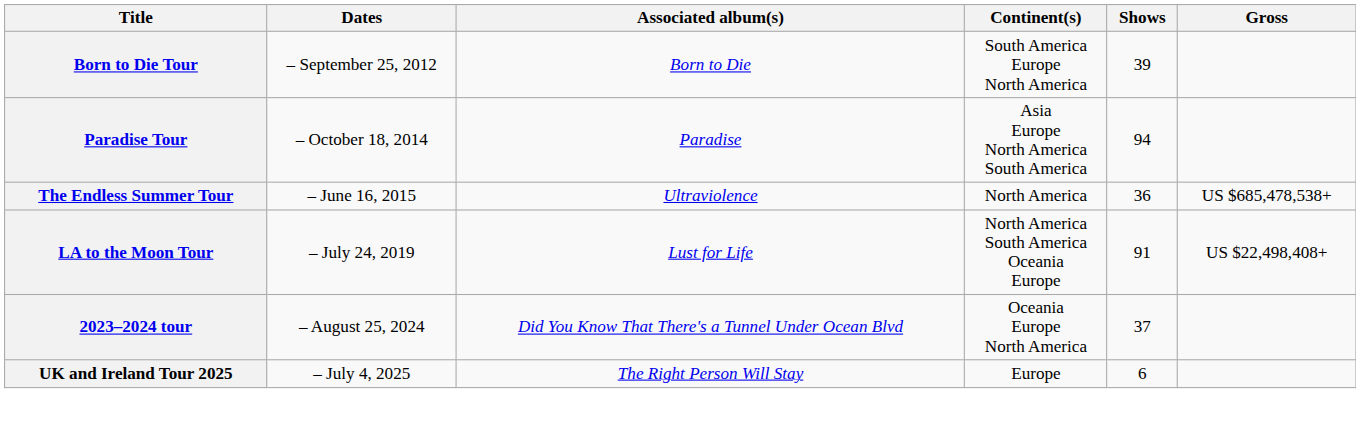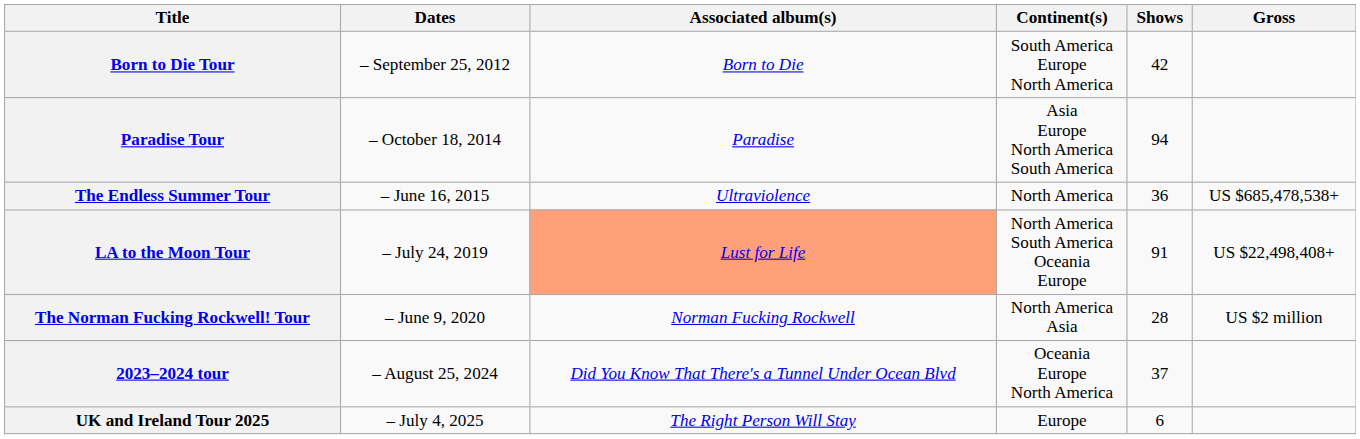(1142, 64) 39 -> (1160, 64) 42
(711, 251) no background -> (763, 251) lightsalmon background
+ row: (172, 317)
